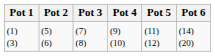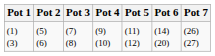+ column: (196, 13)
